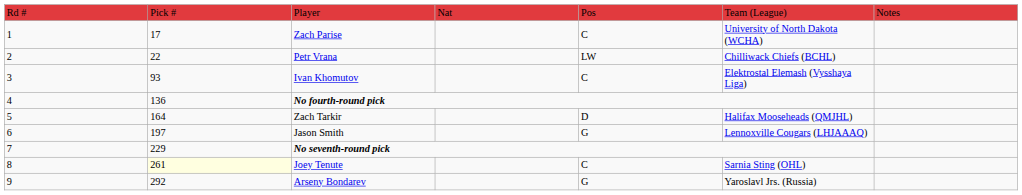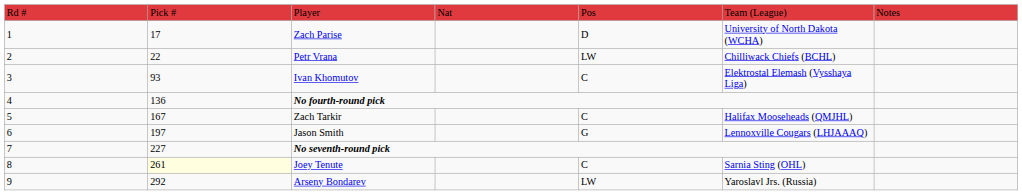(584, 34) C -> (585, 34) D
(158, 116) 164 -> (158, 116) 167
(585, 116) D -> (584, 116) C
(158, 149) 229 -> (158, 149) 227
(585, 181) G -> (589, 181) LW
